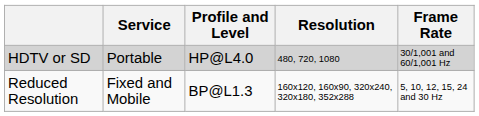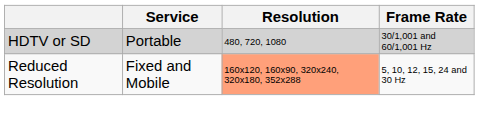- column: (230, 25)
(335, 91) no background -> (282, 74) lightsalmon background
